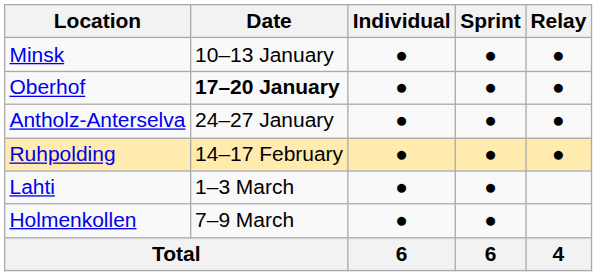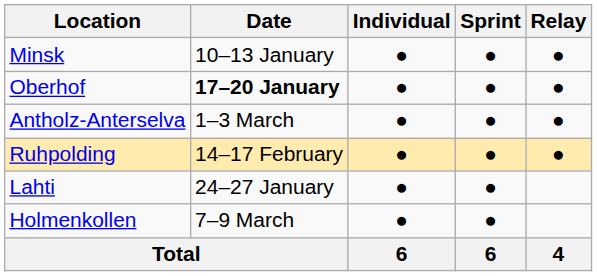(264, 120) 24–27 January -> (245, 120) 1–3 March
(245, 187) 1–3 March -> (264, 187) 24–27 January
